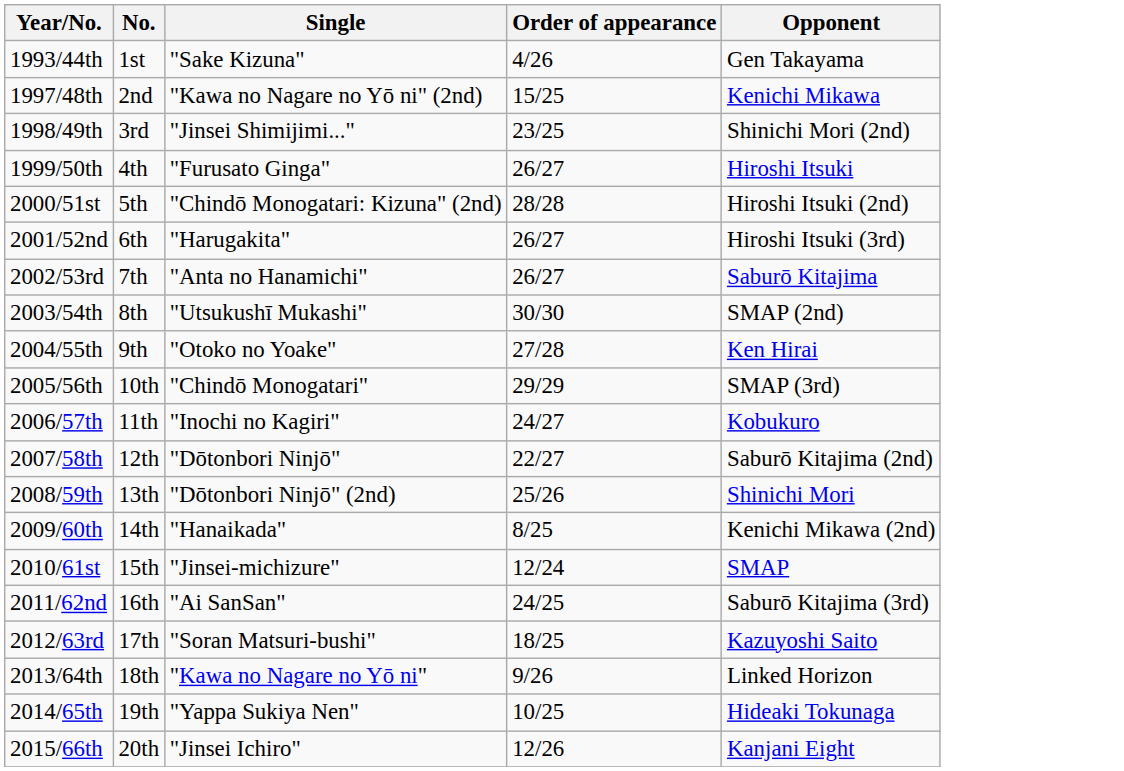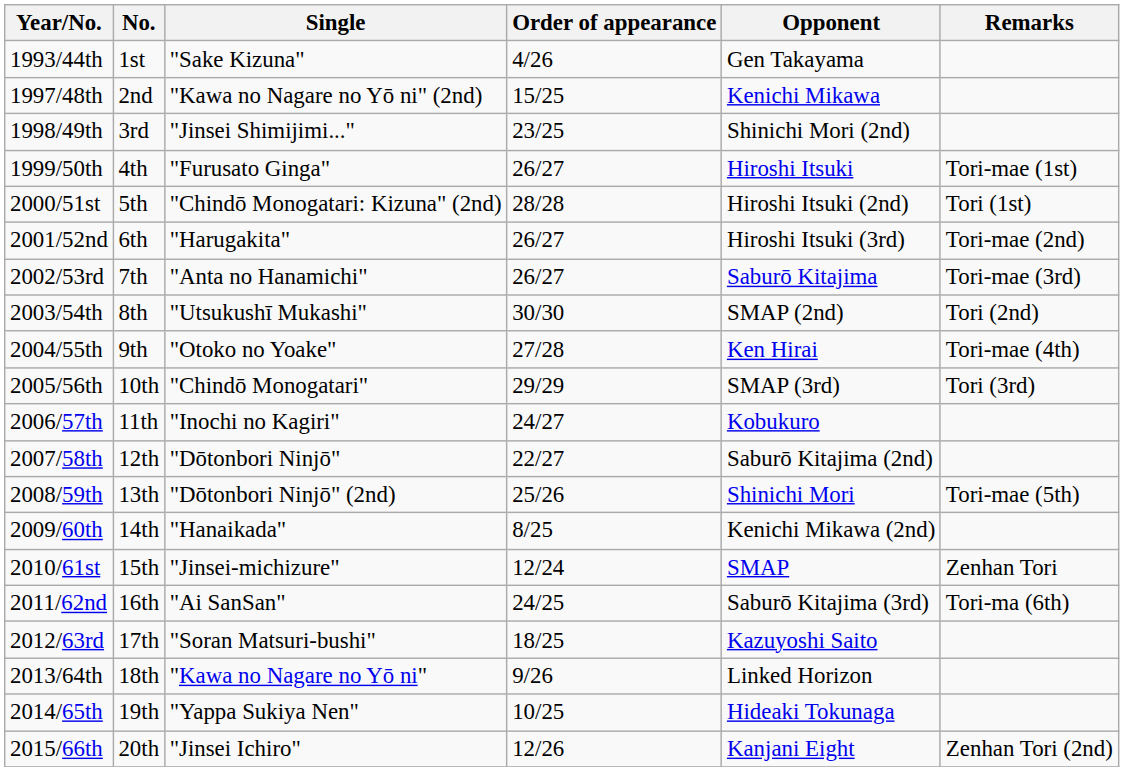+ column: (1029, 22)
